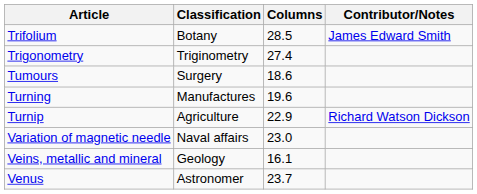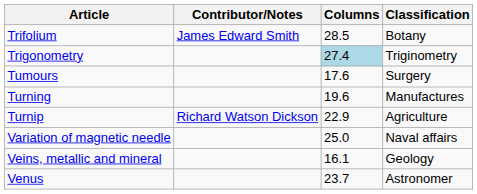columns swapped: (219, 14) <-> (399, 14)
(280, 55) no background -> (337, 55) lightblue background
(280, 76) 18.6 -> (337, 76) 17.6
(280, 138) 23.0 -> (337, 138) 25.0
